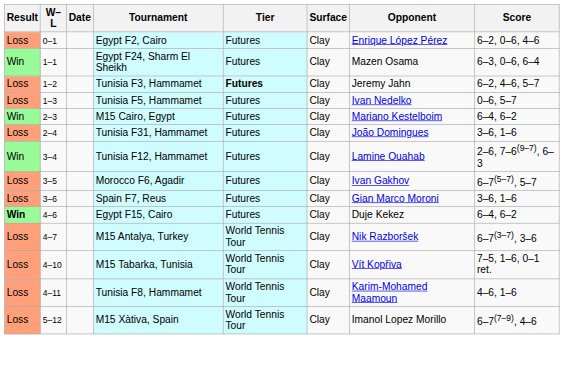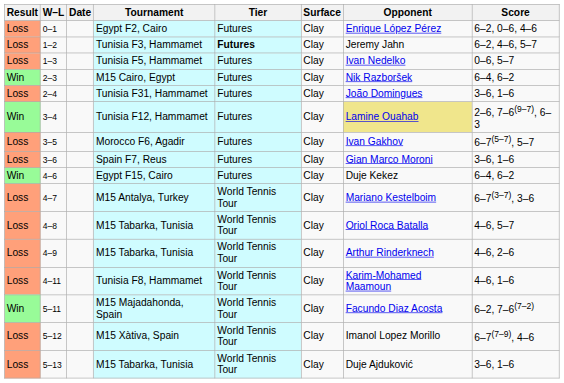- row: (50, 63)
(397, 116) Mariano Kestelboim -> (379, 77) Nik Razboršek
(388, 156) no background -> (382, 117) khaki background
(16, 215) bold -> (16, 175) normal
(385, 237) Nik Razboršek -> (391, 197) Mariano Kestelboim
+ row: (50, 226)
+ row: (50, 253)
- row: (52, 265)
+ row: (52, 309)
+ row: (52, 365)
